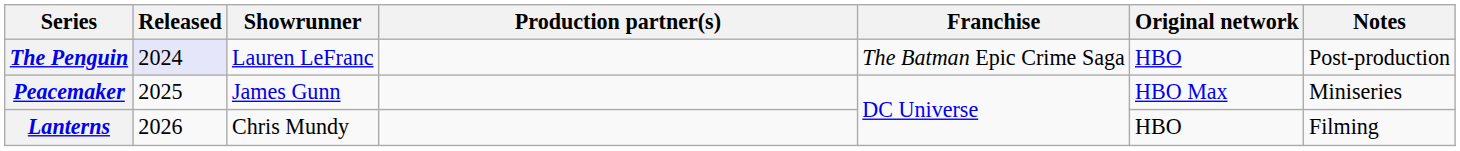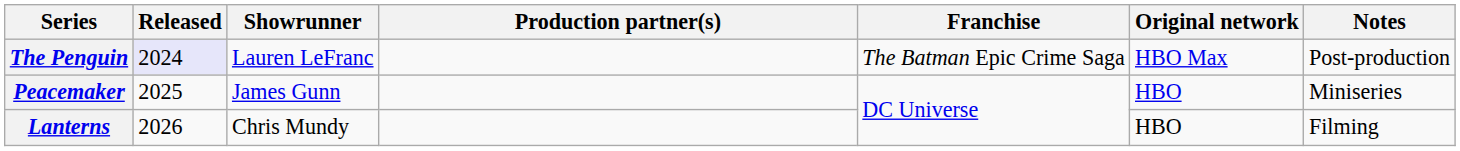(1158, 57) HBO -> (1181, 57) HBO Max
(1181, 92) HBO Max -> (1158, 92) HBO
